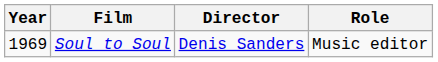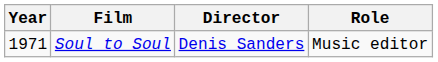(28, 44) 1969 -> (28, 44) 1971
